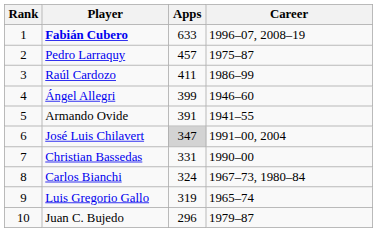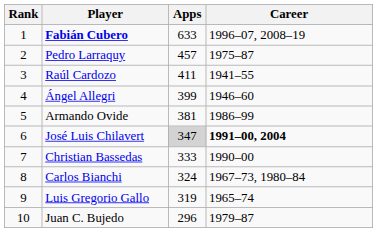(231, 75) 1986–99 -> (231, 75) 1941–55
(187, 116) 391 -> (187, 116) 381
(231, 116) 1941–55 -> (231, 116) 1986–99
(247, 136) normal -> (247, 136) bold
(187, 156) 331 -> (187, 156) 333
